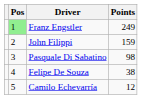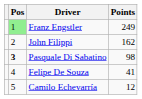(128, 42) 159 -> (128, 42) 162
(13, 57) normal -> (13, 57) bold
(131, 72) 38 -> (131, 72) 41
